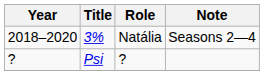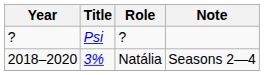rows swapped: (93, 59) <-> (94, 37)
